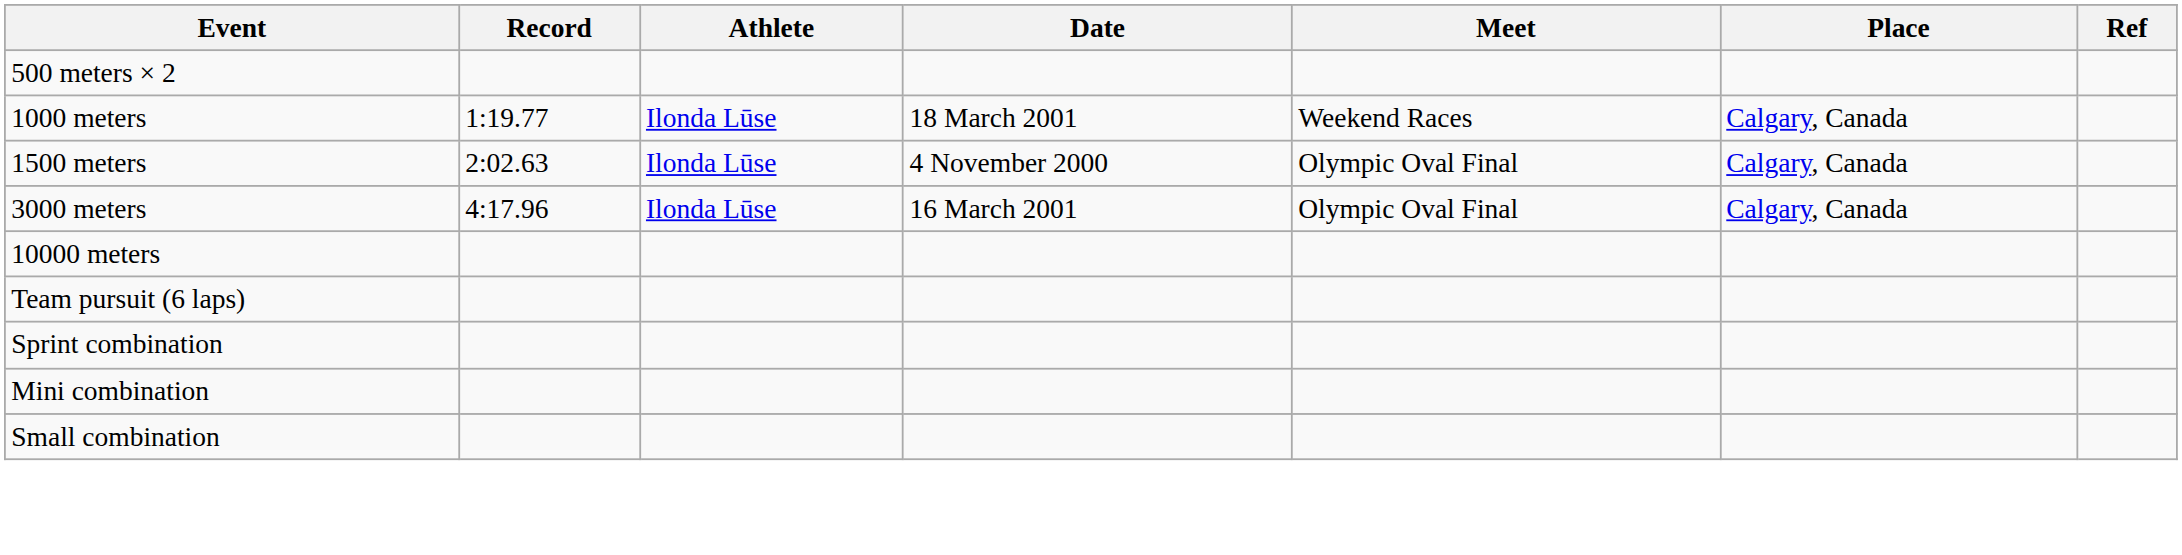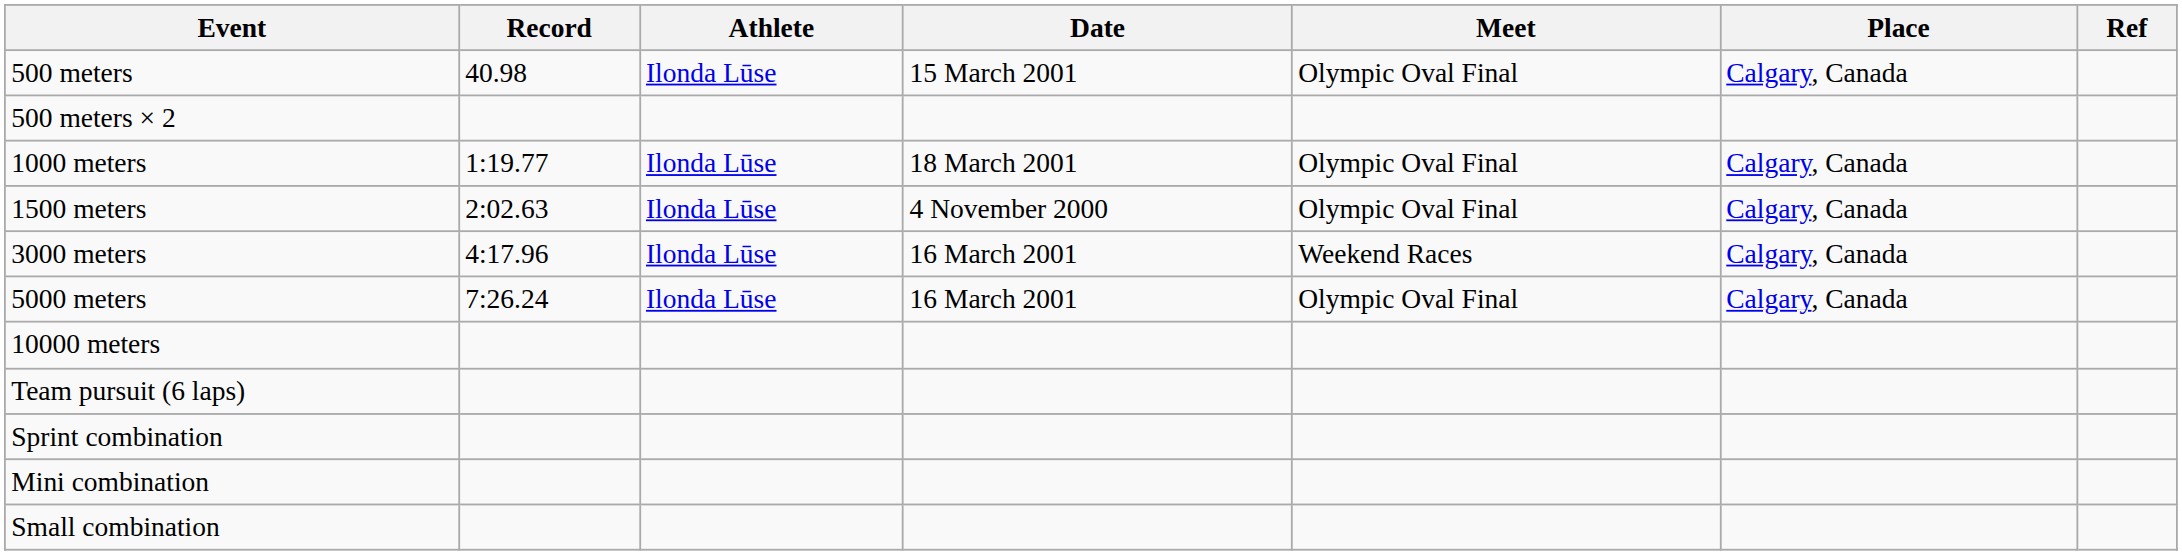+ row: (72, 72)
(1385, 118) Weekend Races -> (1408, 163) Olympic Oval Final
(1408, 208) Olympic Oval Final -> (1385, 254) Weekend Races
+ row: (79, 299)
